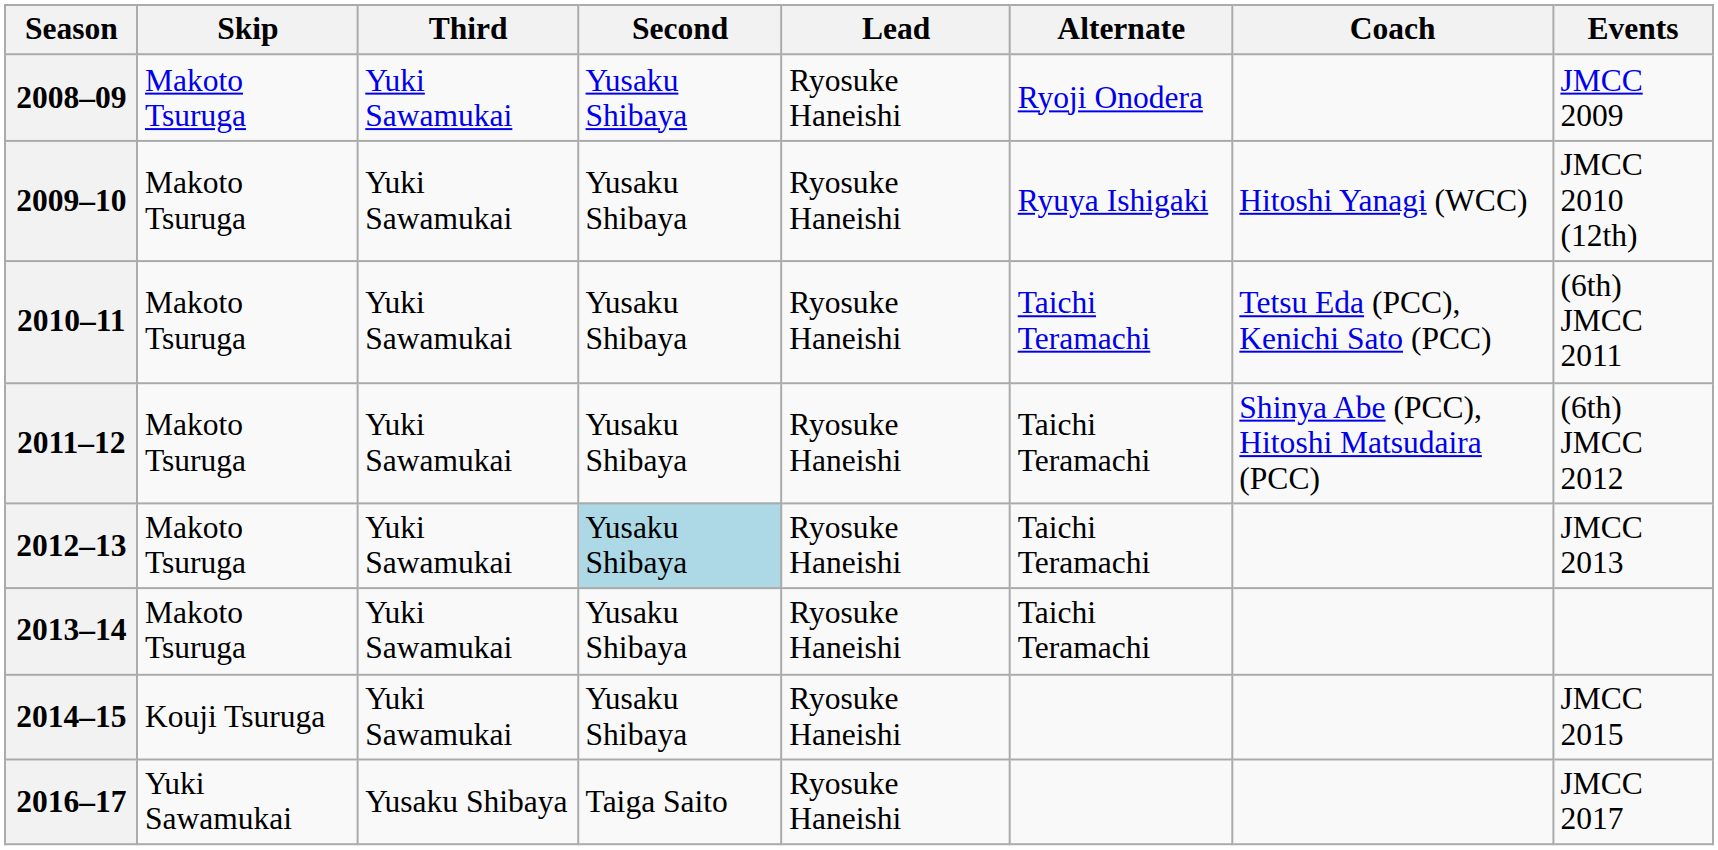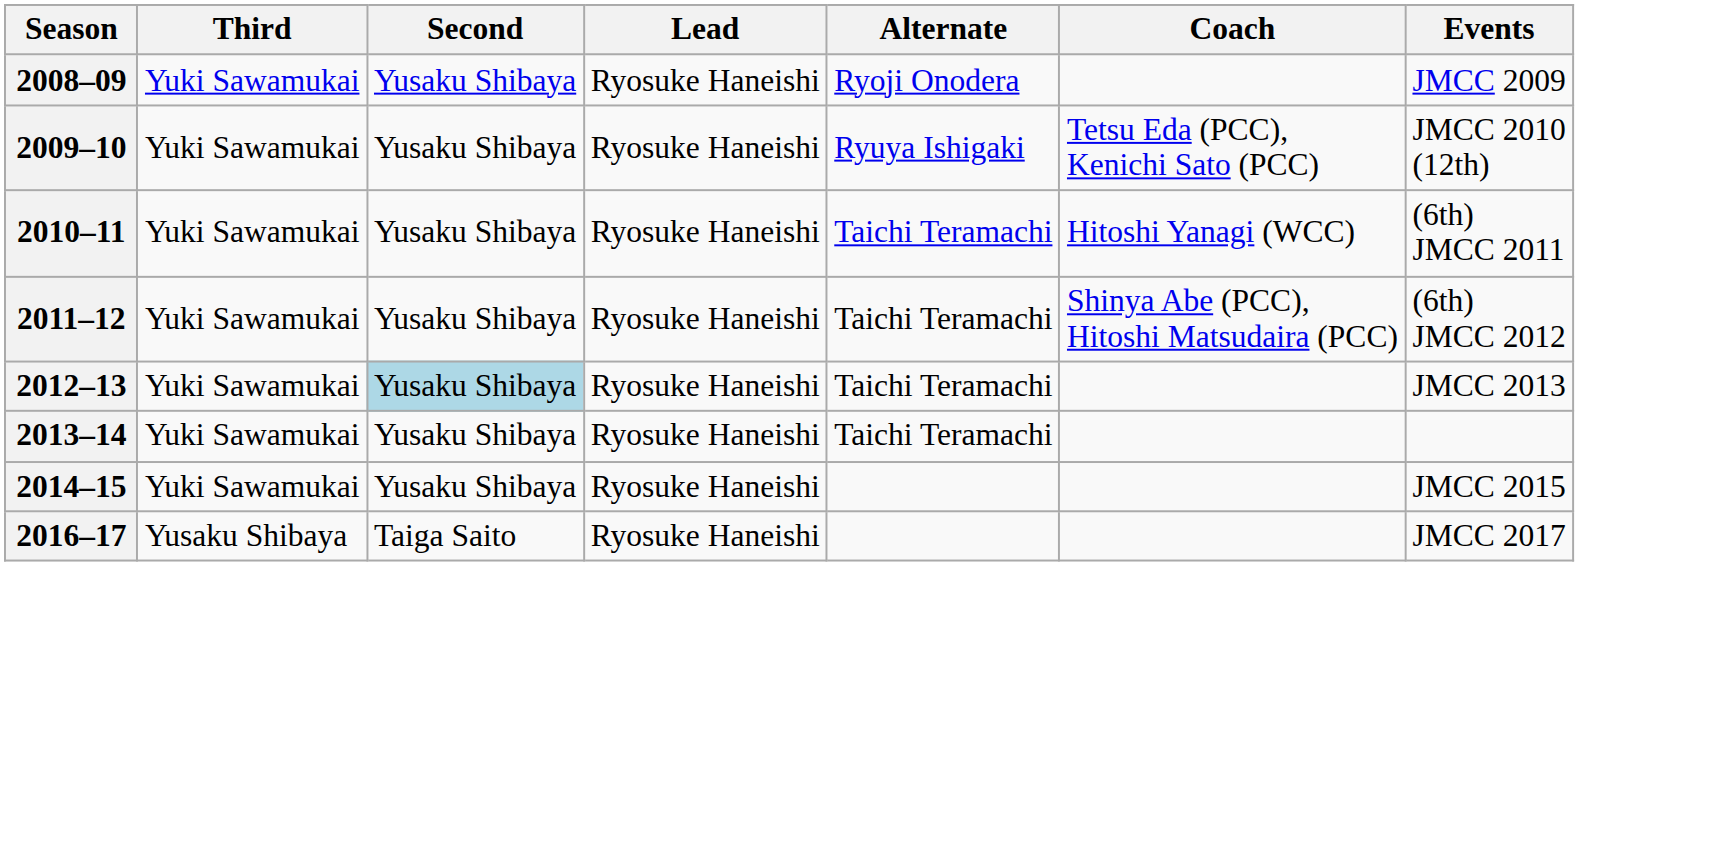- column: (248, 29)
(1383, 200) Hitoshi Yanagi (WCC) -> (1193, 147) Tetsu Eda (PCC), Kenichi Sato (PCC)
(1365, 321) Tetsu Eda (PCC), Kenichi Sato (PCC) -> (1211, 232) Hitoshi Yanagi (WCC)
